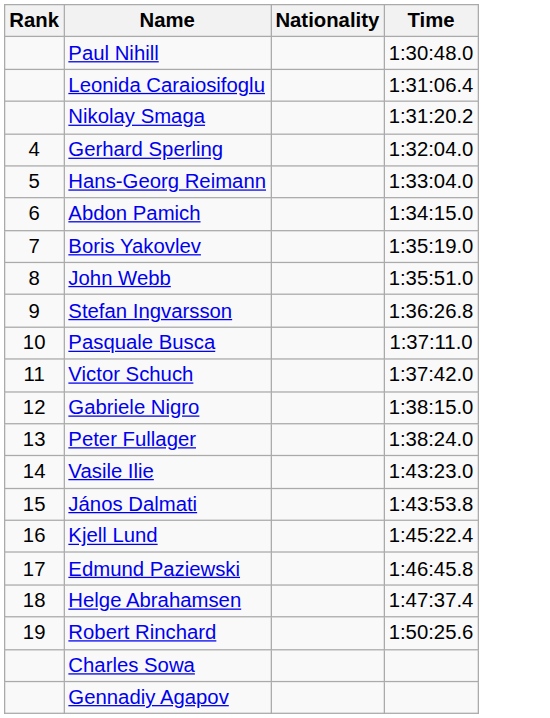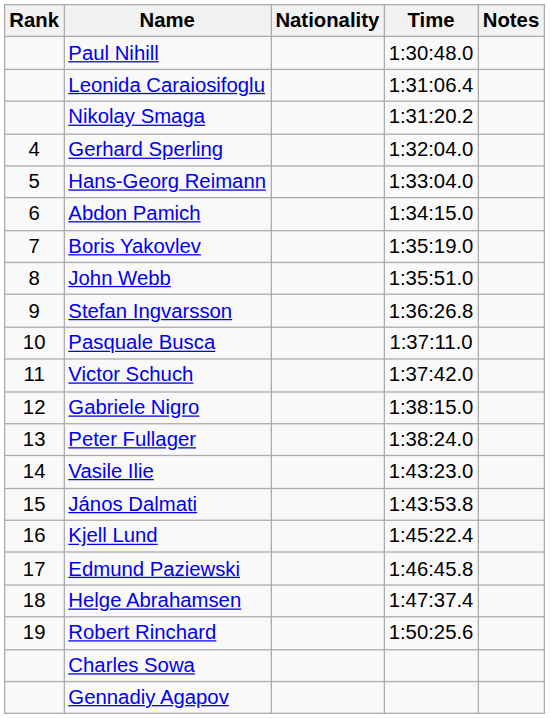+ column: (511, 20)
